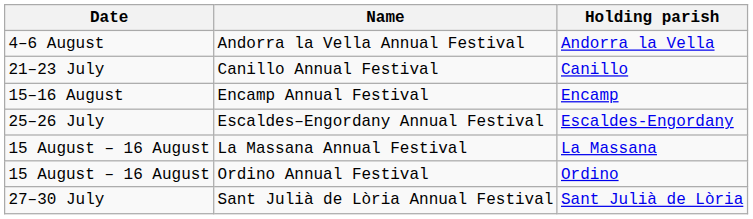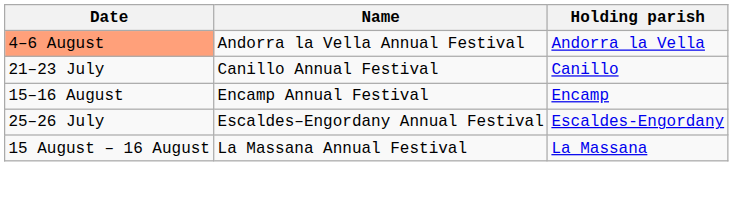(56, 44) no background -> (56, 44) lightsalmon background
- row: (323, 174)
- row: (385, 200)
